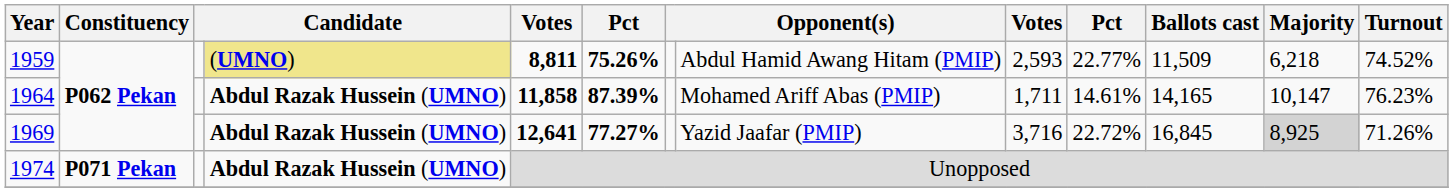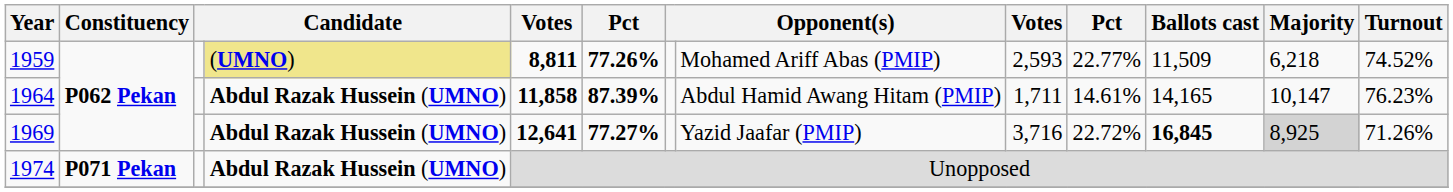(624, 59) 75.26% -> (624, 59) 77.26%
(841, 59) Abdul Hamid Awang Hitam (PMIP) -> (810, 59) Mohamed Ariff Abas (PMIP)
(810, 95) Mohamed Ariff Abas (PMIP) -> (841, 95) Abdul Hamid Awang Hitam (PMIP)
(1182, 132) normal -> (1182, 132) bold
